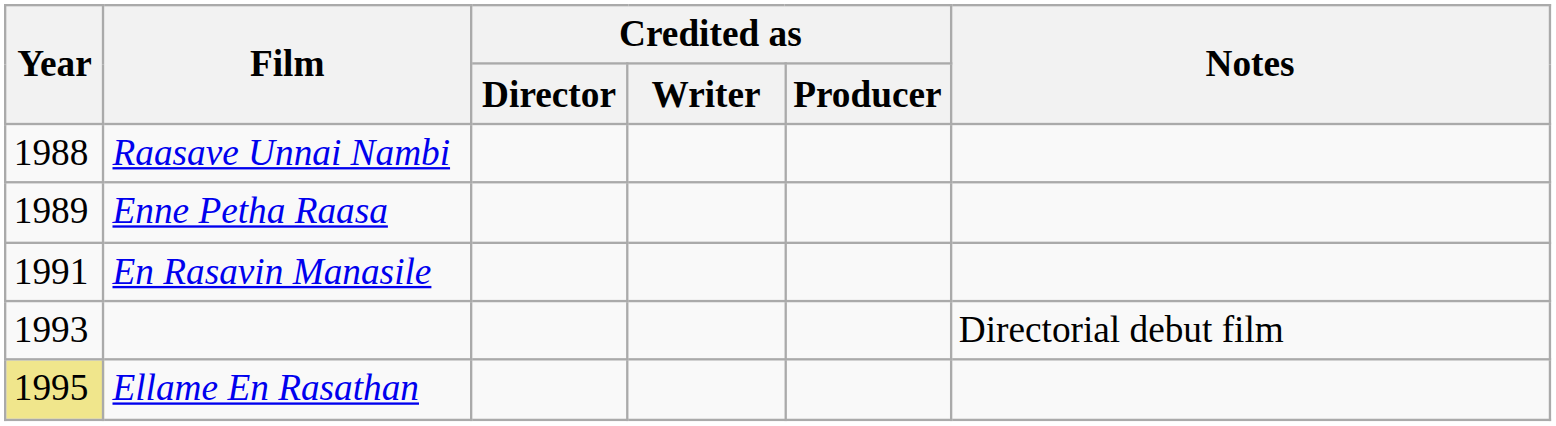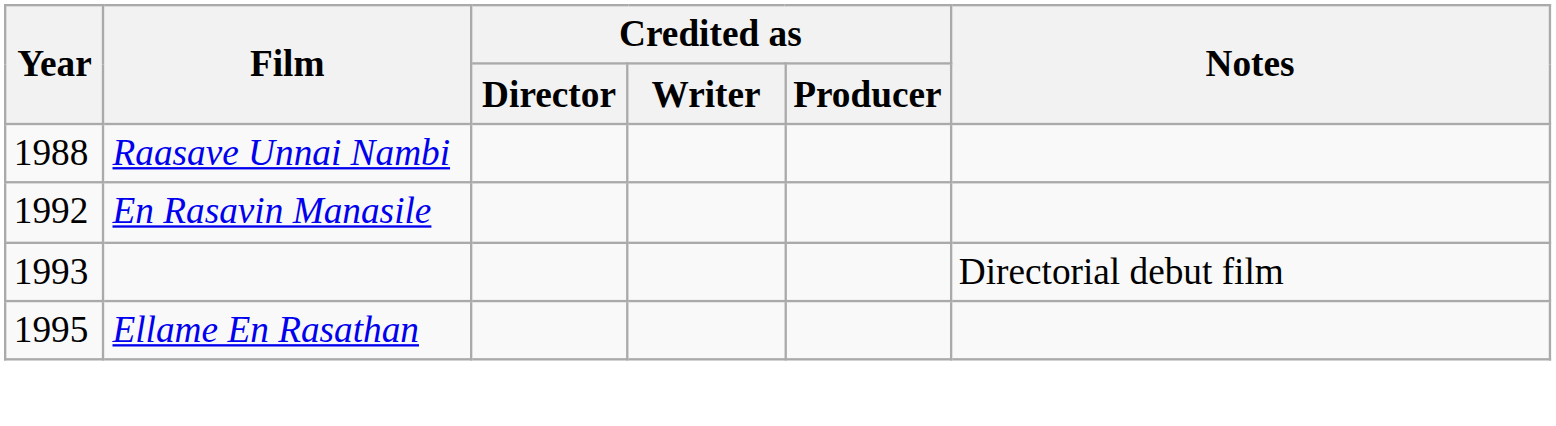- row: (250, 211)
(51, 270) 1991 -> (51, 211) 1992
(51, 388) khaki background -> (51, 329) no background
